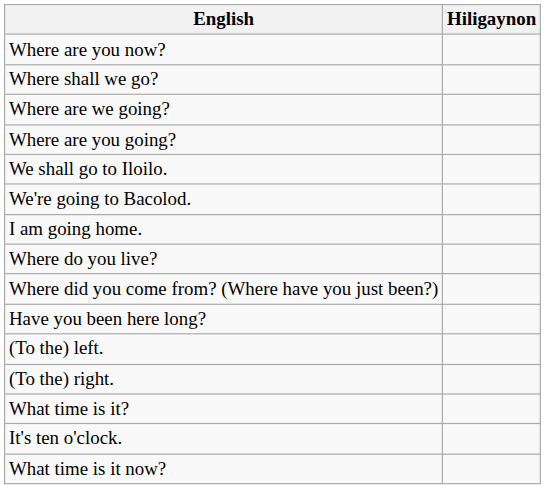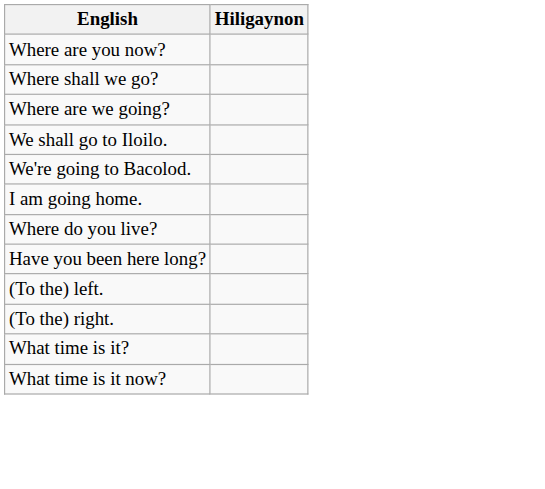- row: (93, 139)
- row: (224, 288)
- row: (66, 438)
